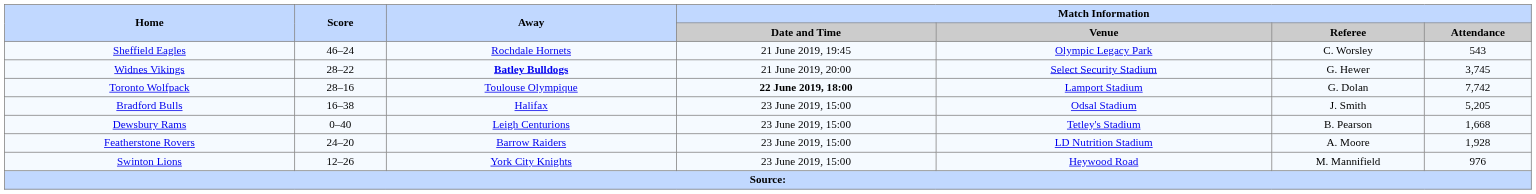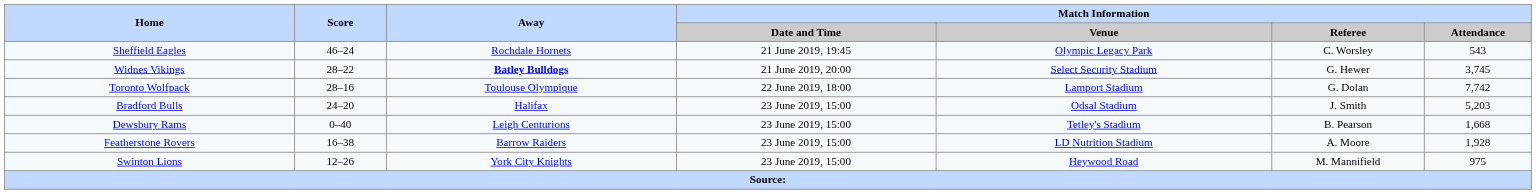(806, 87) bold -> (806, 87) normal
(340, 106) 16–38 -> (340, 106) 24–20
(1478, 106) 5,205 -> (1478, 106) 5,203
(340, 143) 24–20 -> (340, 143) 16–38
(1478, 161) 976 -> (1478, 161) 975
